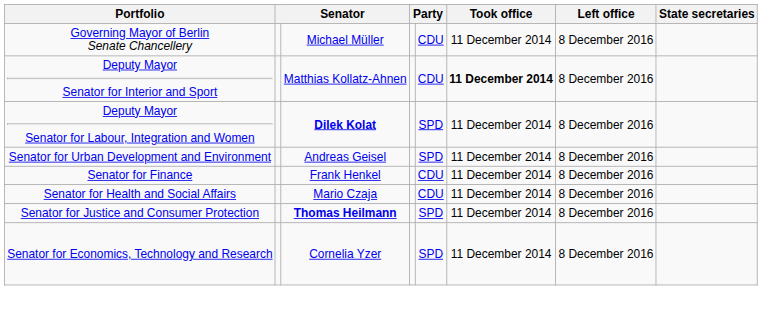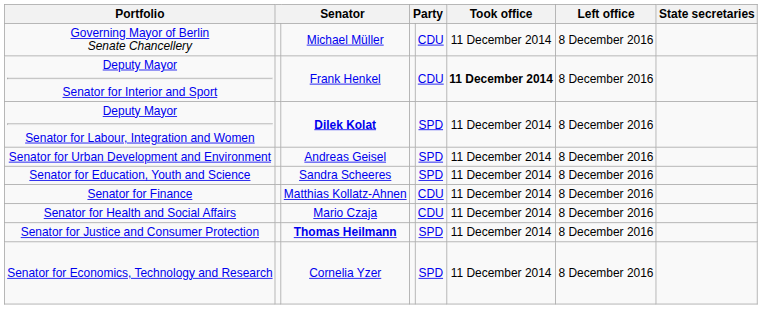(345, 79) Matthias Kollatz-Ahnen -> (345, 79) Frank Henkel
+ row: (140, 176)
(345, 176) Frank Henkel -> (345, 195) Matthias Kollatz-Ahnen
